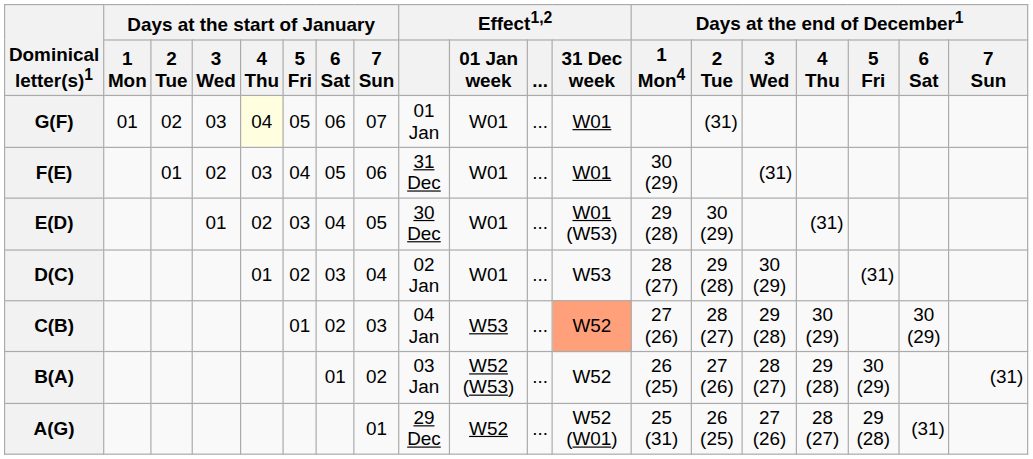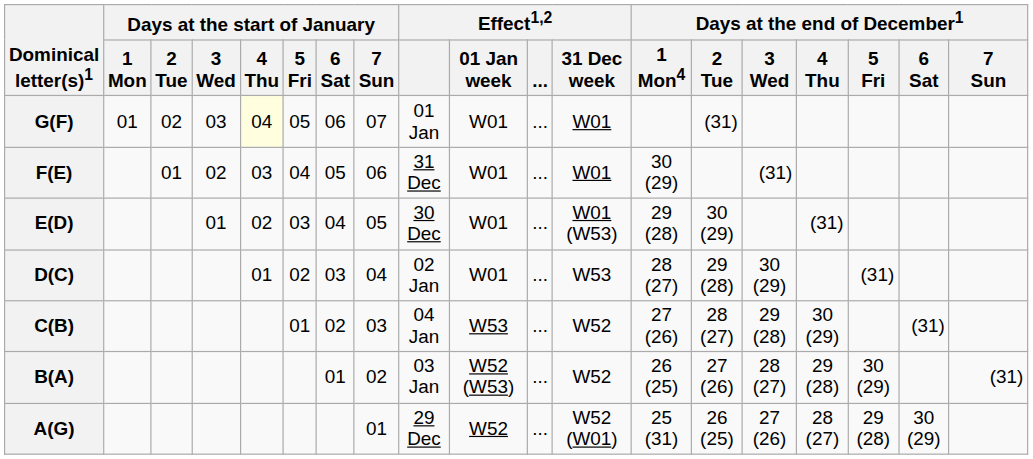(592, 326) lightsalmon background -> (592, 326) no background
(924, 326) 30 (29) -> (928, 326) (31)
(928, 428) (31) -> (924, 428) 30 (29)
